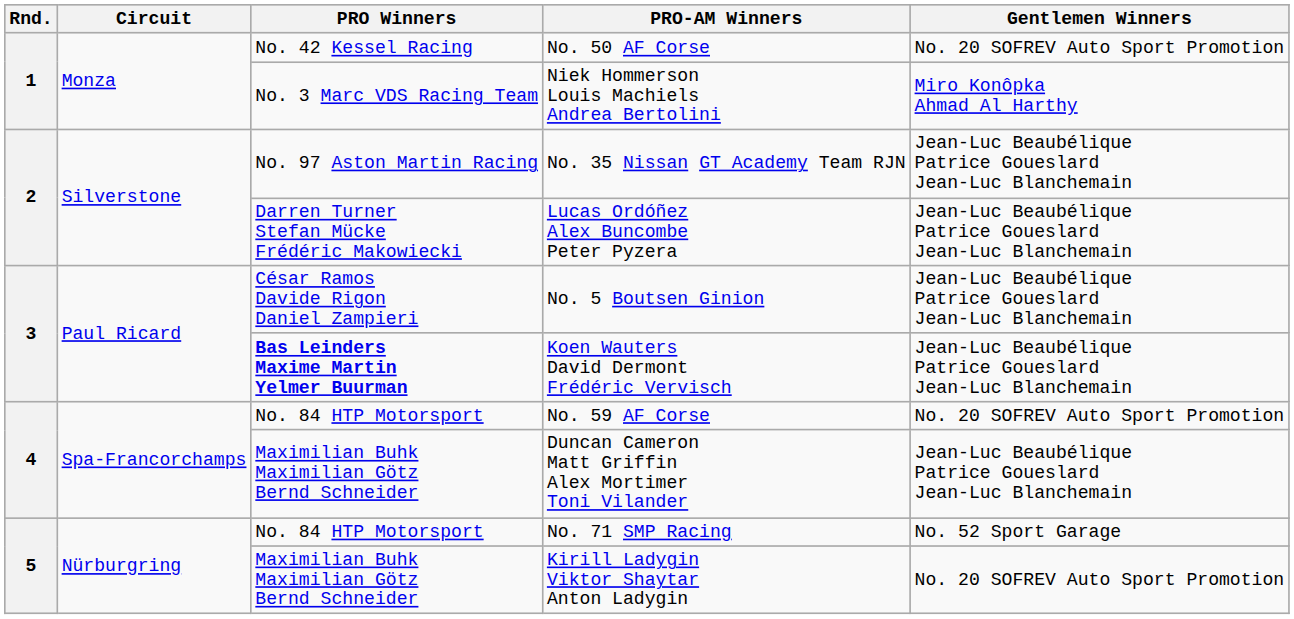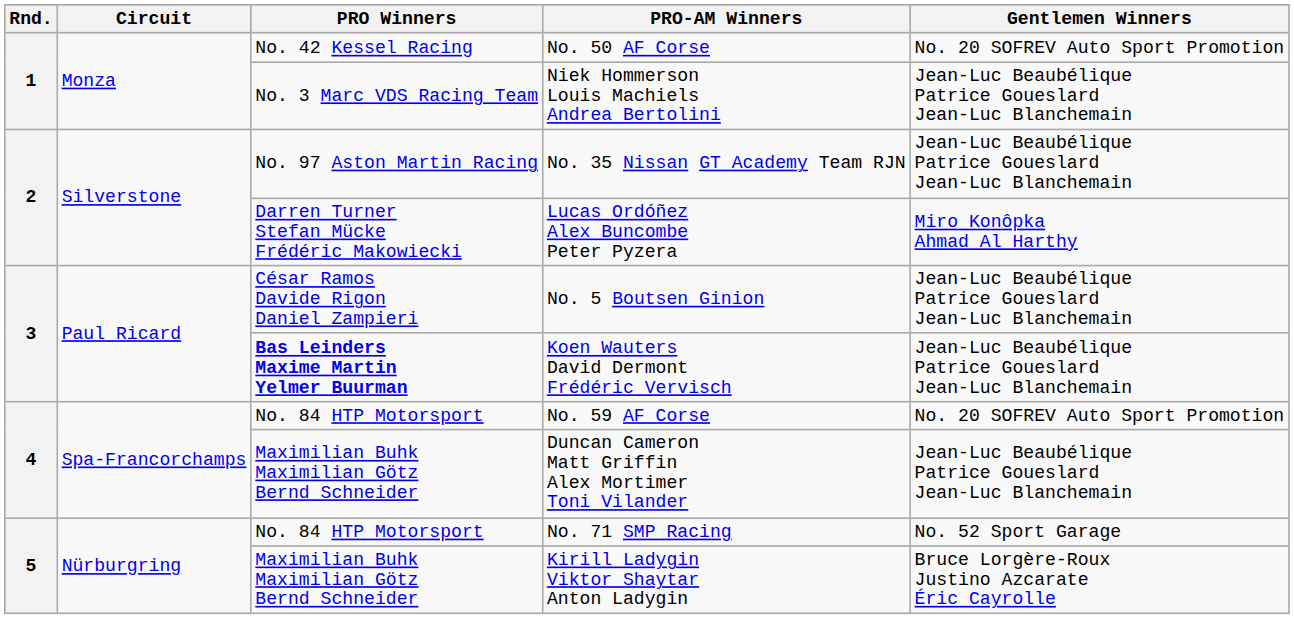(996, 96) Miro Konôpka Ahmad Al Harthy -> (1023, 96) Jean-Luc Beaubélique Patrice Goueslard Jean-Luc Blanchemain
(1023, 232) Jean-Luc Beaubélique Patrice Goueslard Jean-Luc Blanchemain -> (996, 232) Miro Konôpka Ahmad Al Harthy
(1099, 580) No. 20 SOFREV Auto Sport Promotion -> (1012, 580) Bruce Lorgère-Roux Justino Azcarate Éric Cayrolle
